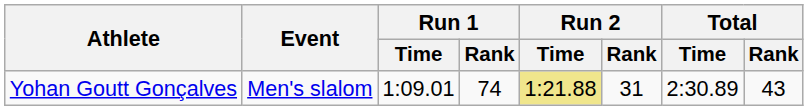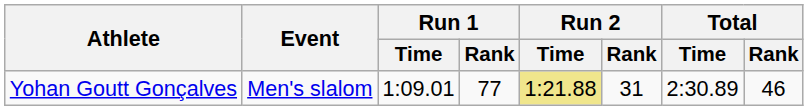(490, 89) 74 -> (490, 89) 77
(773, 89) 43 -> (773, 89) 46
